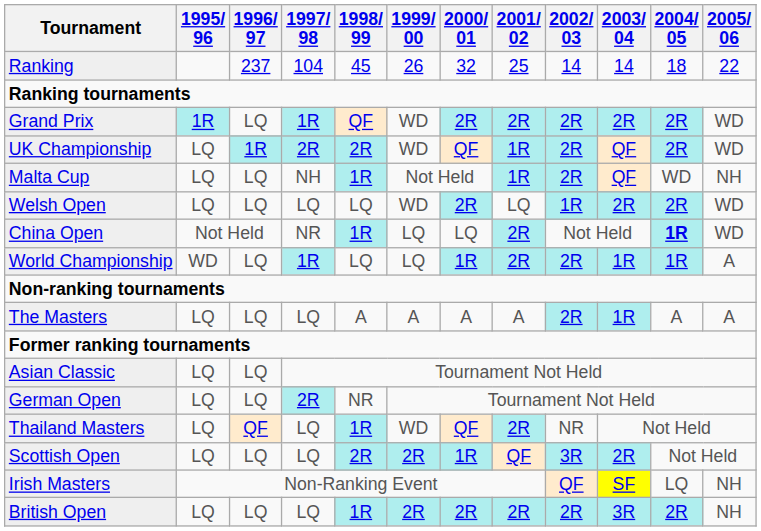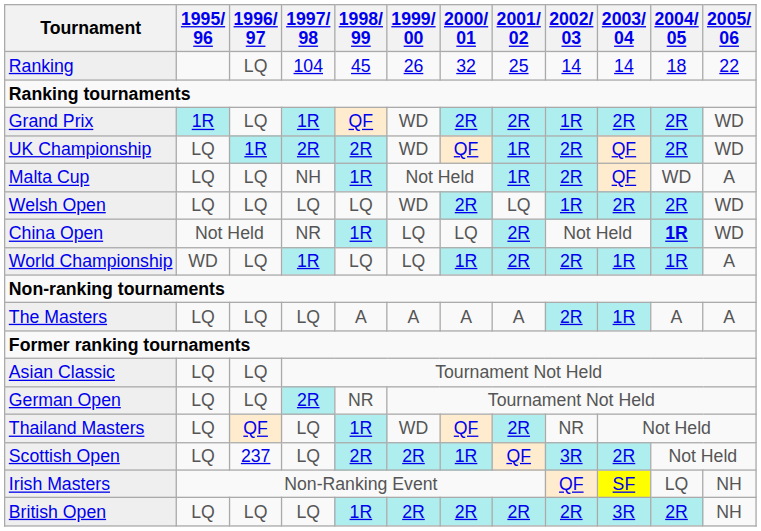(256, 66) 237 -> (256, 66) LQ
(571, 121) 2R -> (571, 121) 1R
(729, 177) NH -> (729, 177) A
(256, 456) LQ -> (256, 456) 237
